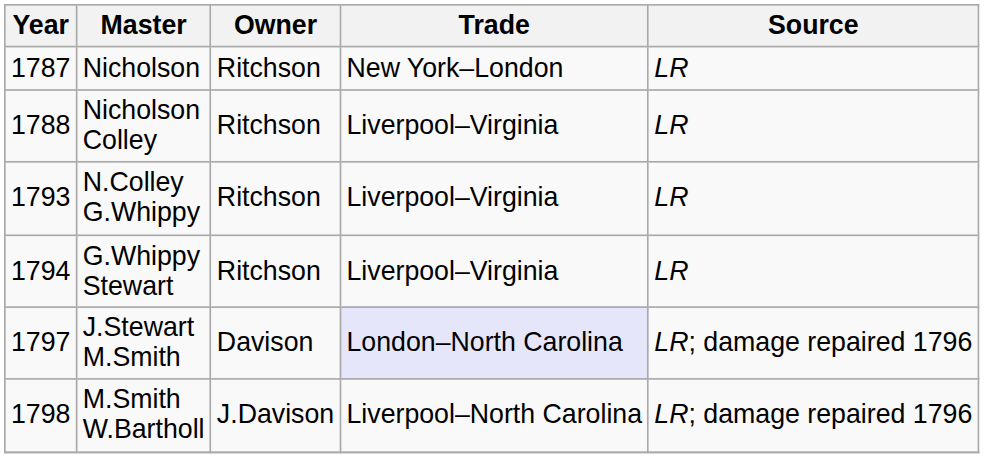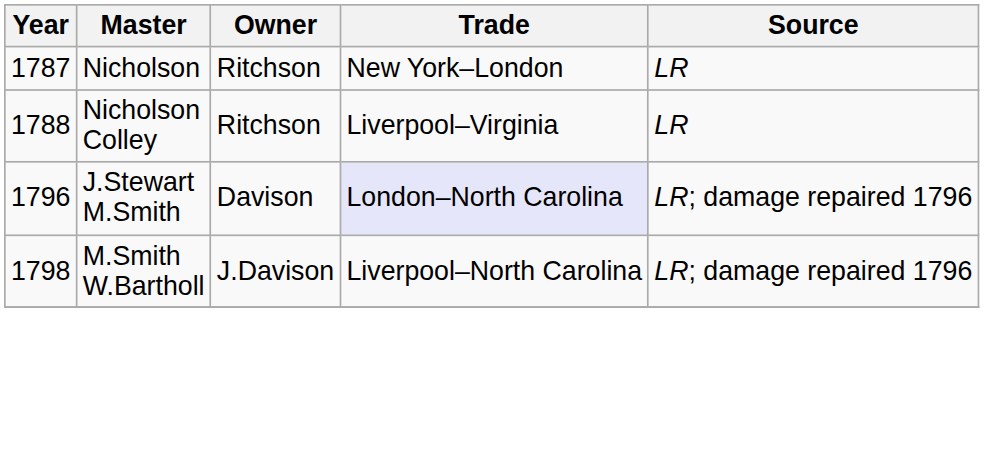- row: (141, 197)
- row: (141, 270)
(41, 342) 1797 -> (41, 197) 1796
